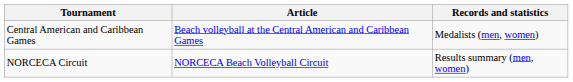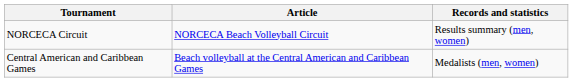rows swapped: (47, 63) <-> (75, 35)
